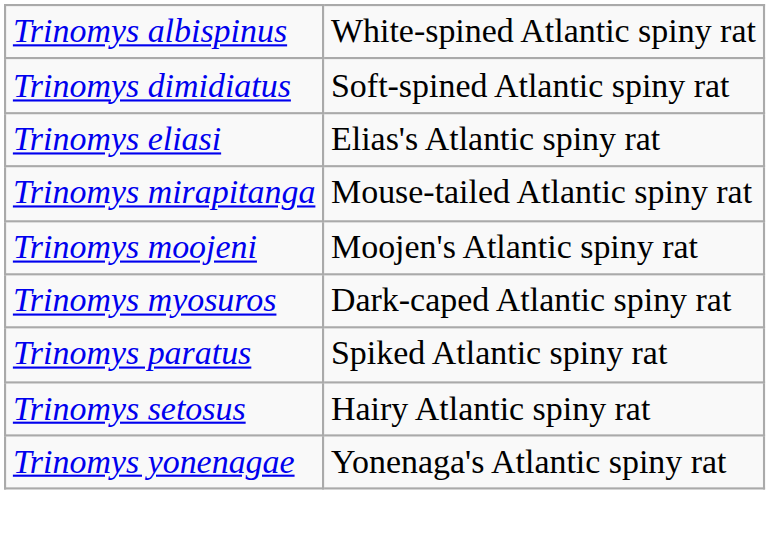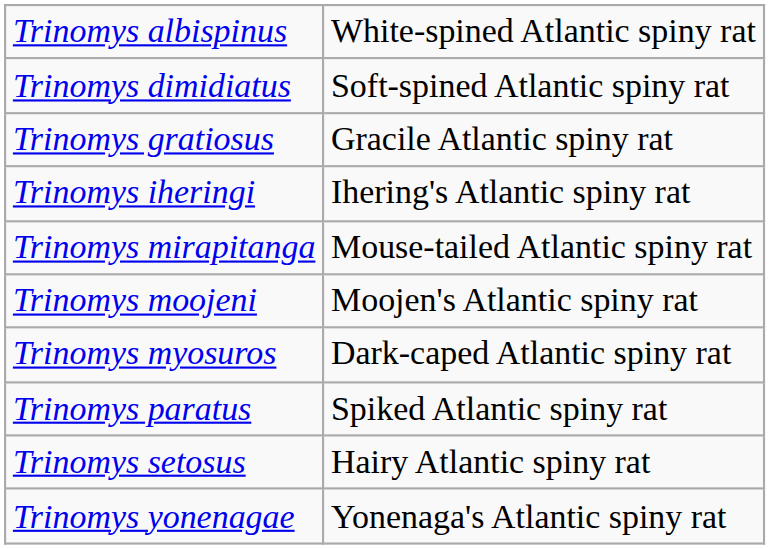- row: (117, 138)
+ row: (143, 138)
+ row: (134, 192)
